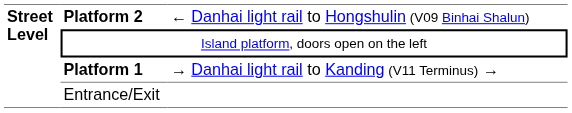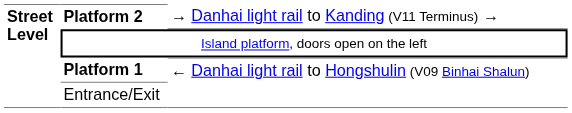(350, 17) ← Danhai light rail to Hongshulin (V09 Binhai Shalun) -> (335, 16) → Danhai light rail to Kanding (V11 Terminus) →
(335, 69) → Danhai light rail to Kanding (V11 Terminus) → -> (350, 70) ← Danhai light rail to Hongshulin (V09 Binhai Shalun)
